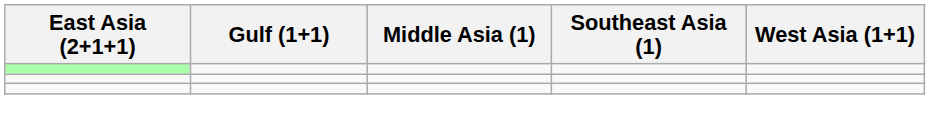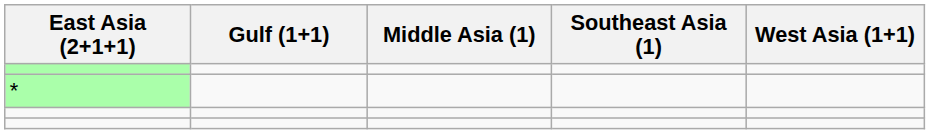+ row: (14, 91)
